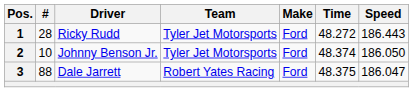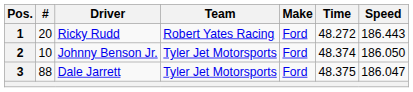(45, 33) 28 -> (45, 33) 20
(220, 33) Tyler Jet Motorsports -> (219, 33) Robert Yates Racing
(219, 72) Robert Yates Racing -> (220, 72) Tyler Jet Motorsports
